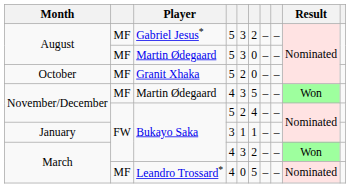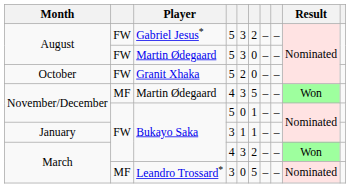(122, 34) MF -> (122, 34) FW
(122, 55) MF -> (122, 55) FW
(122, 74) MF -> (122, 74) FW
(243, 113) 2 -> (243, 113) 0
(254, 113) 4 -> (254, 113) 1
(232, 172) 4 -> (232, 172) 3
